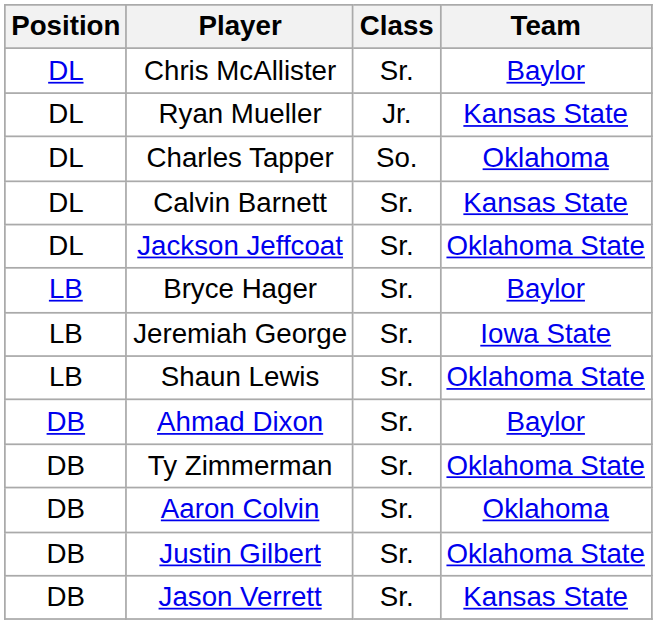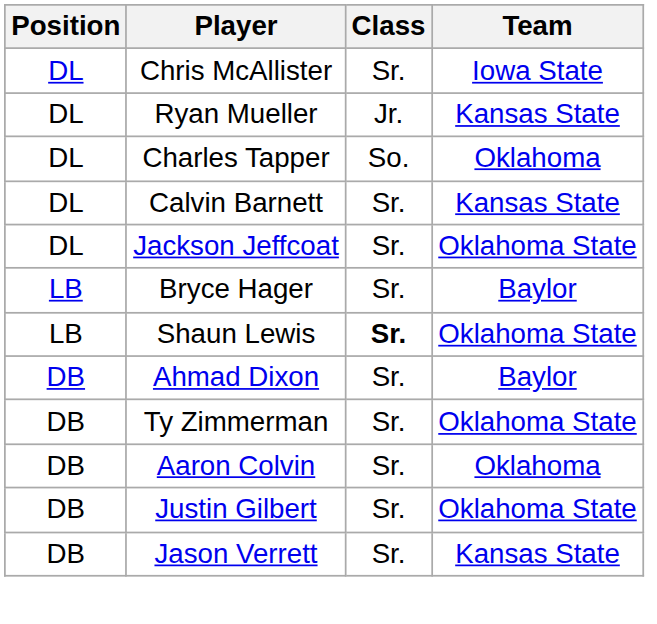(546, 70) Baylor -> (538, 70) Iowa State
- row: (240, 333)
(397, 377) normal -> (389, 333) bold
